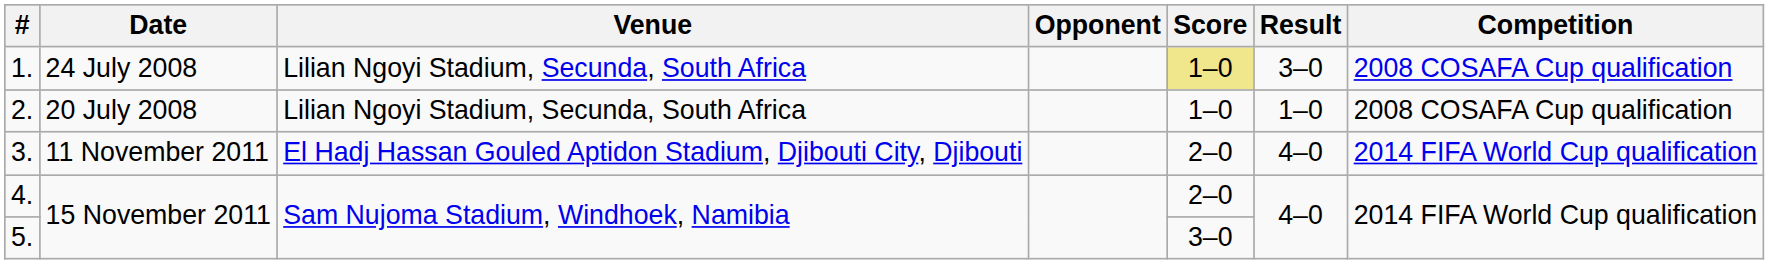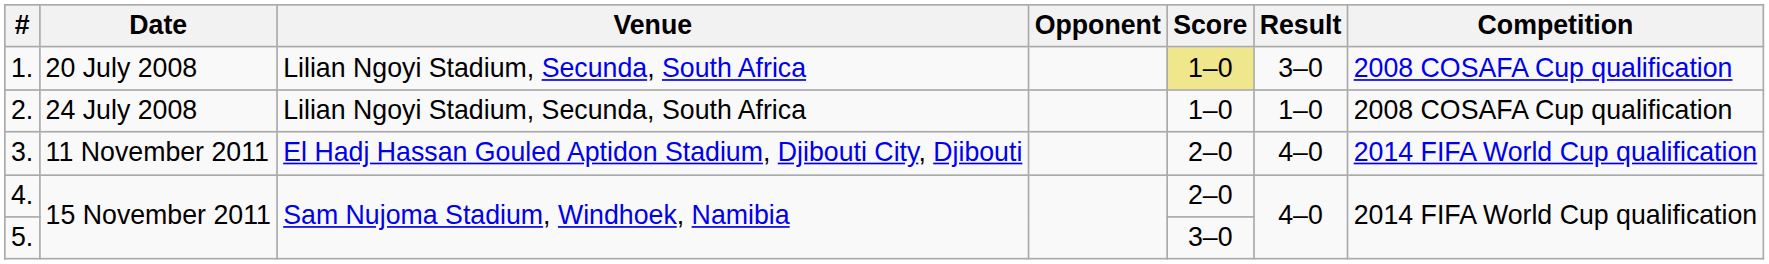(121, 68) 24 July 2008 -> (121, 68) 20 July 2008
(121, 110) 20 July 2008 -> (121, 110) 24 July 2008
